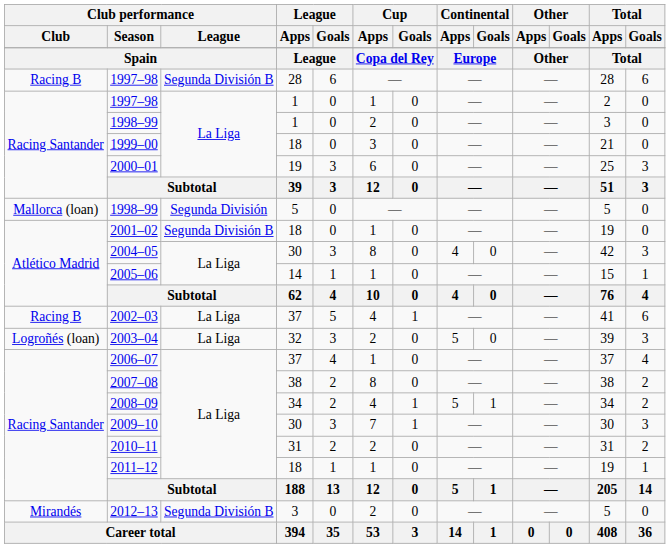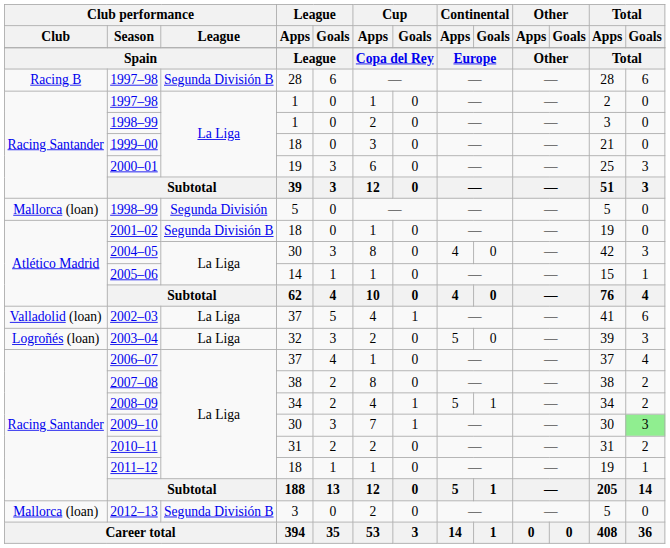(56, 317) Racing B -> (56, 317) Valladolid (loan)
(645, 425) no background -> (645, 425) lightgreen background
(56, 511) Mirandés -> (56, 511) Mallorca (loan)
